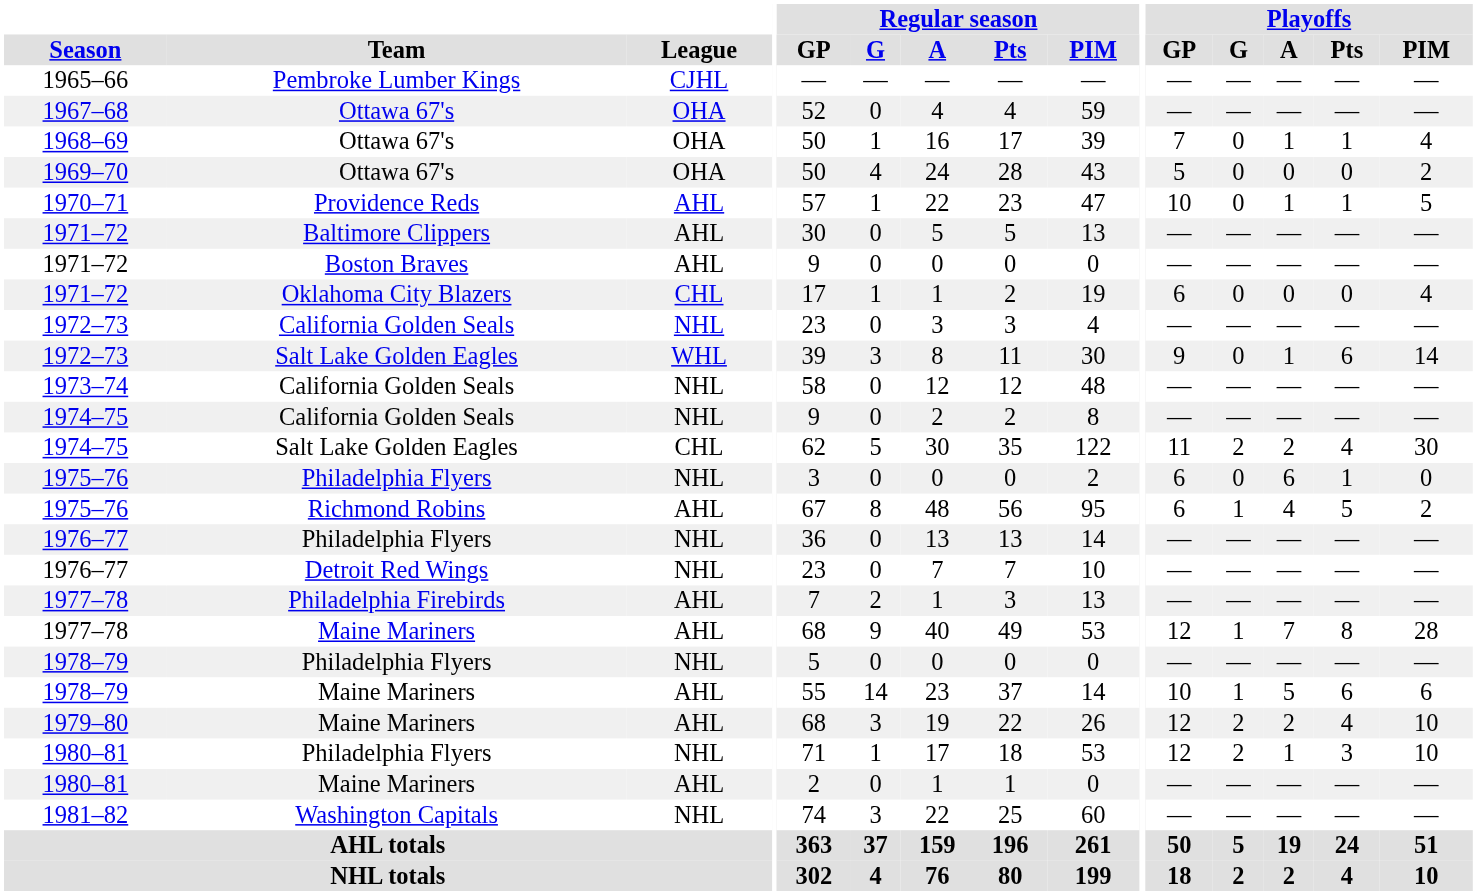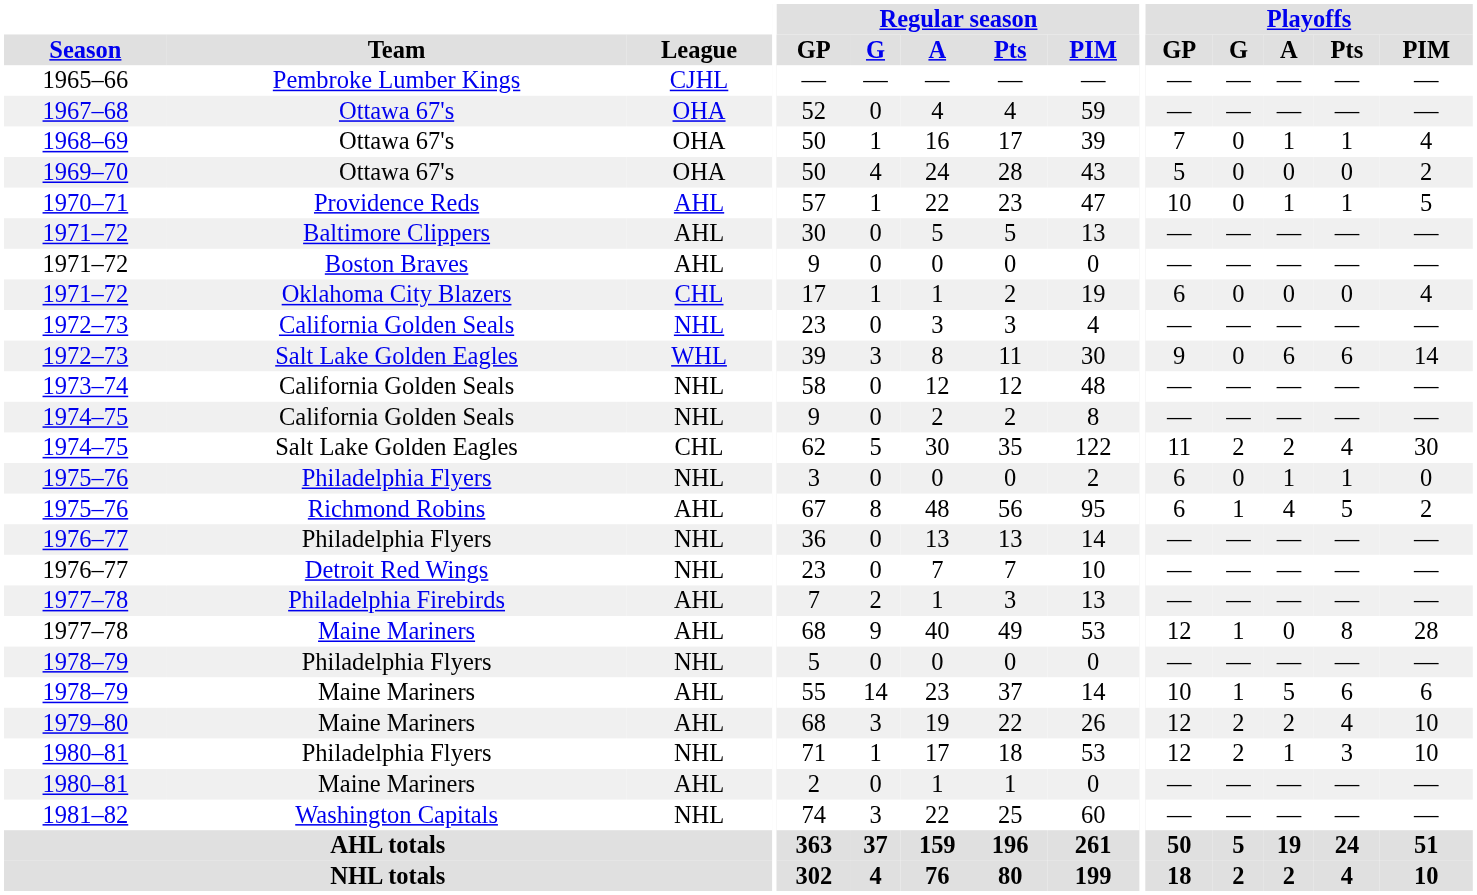(1289, 355) 1 -> (1289, 355) 6
(1289, 478) 6 -> (1289, 478) 1
(1289, 631) 7 -> (1289, 631) 0
